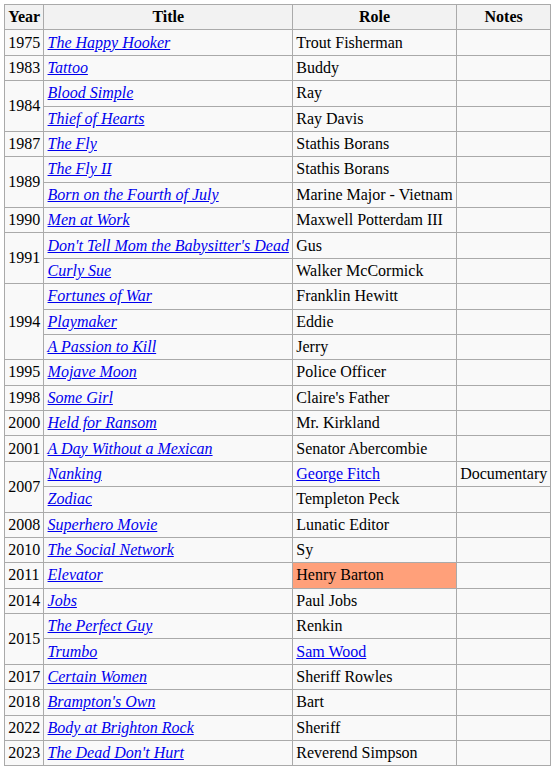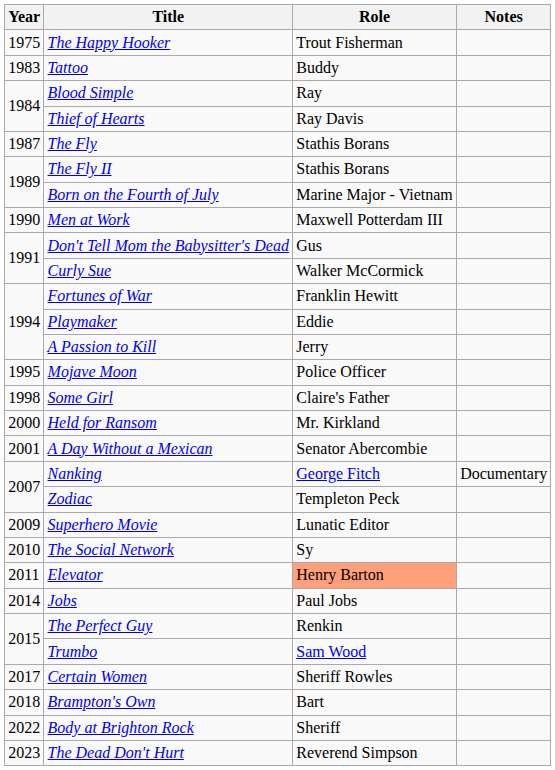(24, 524) 2008 -> (24, 524) 2009
